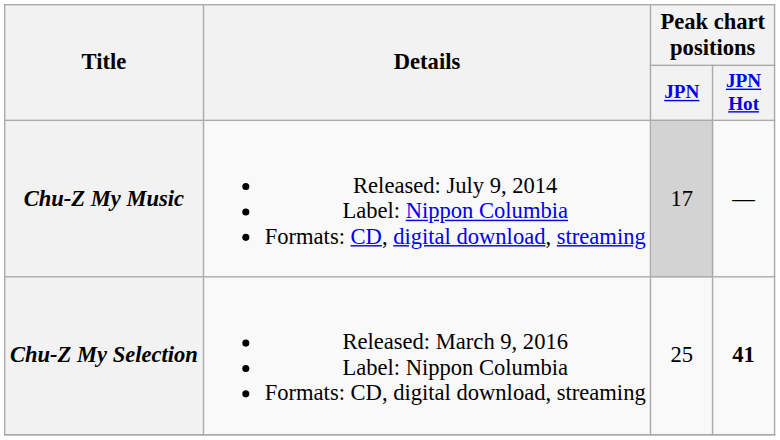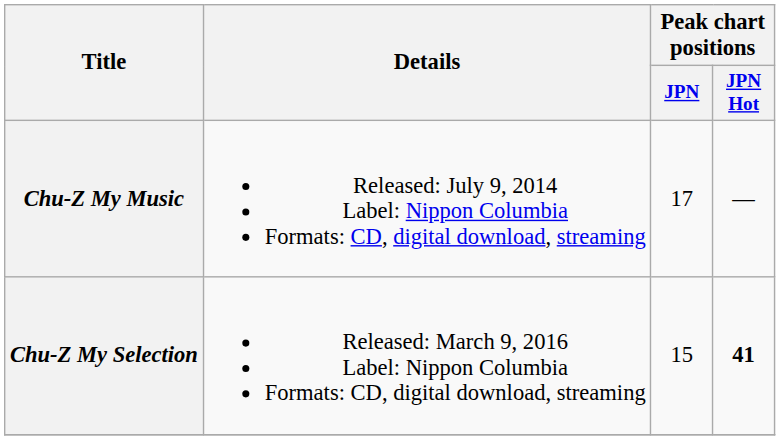(682, 198) lightgrey background -> (682, 198) no background
(682, 355) 25 -> (682, 355) 15
